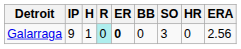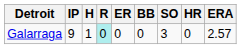(118, 33) bold -> (118, 33) normal
(219, 33) 2.56 -> (219, 33) 2.57
